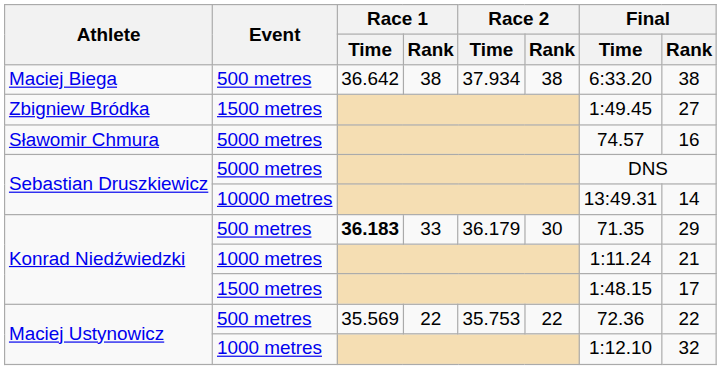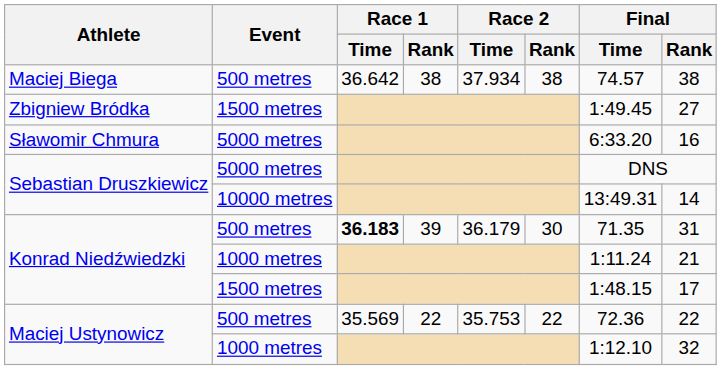(621, 79) 6:33.20 -> (621, 79) 74.57
(621, 139) 74.57 -> (621, 139) 6:33.20
(431, 229) 33 -> (431, 229) 39
(689, 229) 29 -> (689, 229) 31
